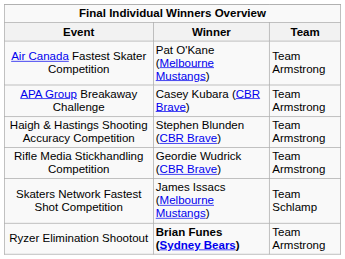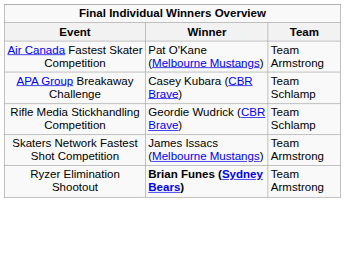(299, 100) Team Armstrong -> (293, 87) Team Schlamp
- row: (79, 132)
(299, 163) Team Armstrong -> (293, 119) Team Schlamp
(295, 201) Team Schlamp -> (297, 150) Team Armstrong
